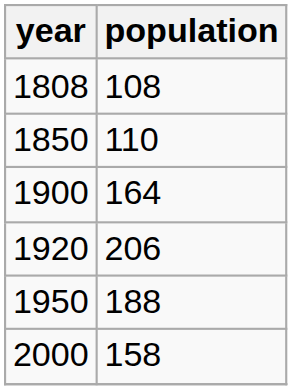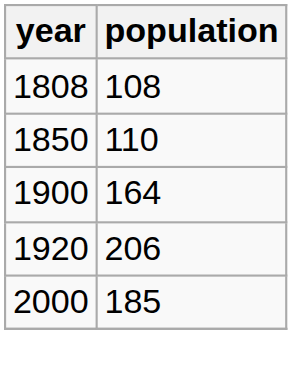- row: (51, 301)
(133, 355) 158 -> (133, 301) 185
